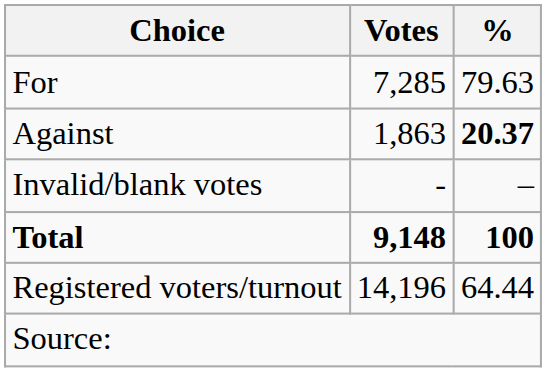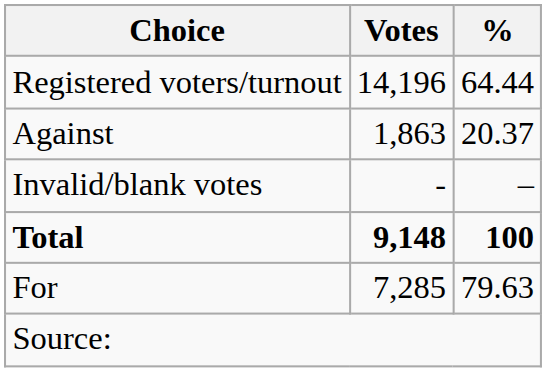rows swapped: (35, 81) <-> (177, 287)
(498, 133) bold -> (498, 133) normal
